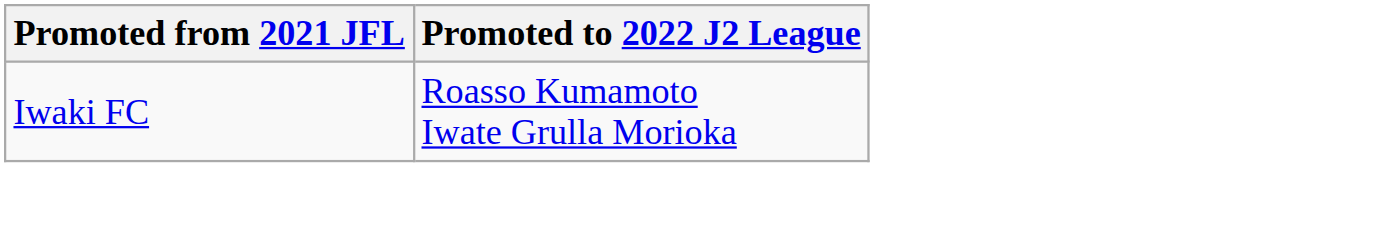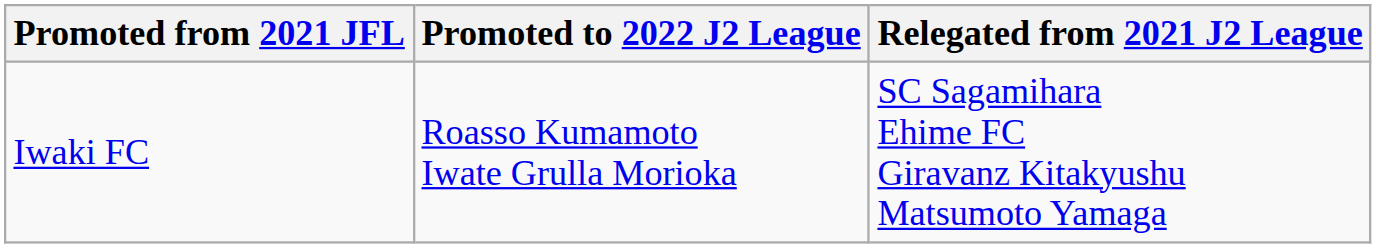+ column: (1120, 33)
